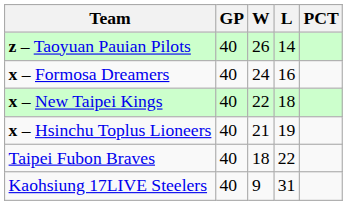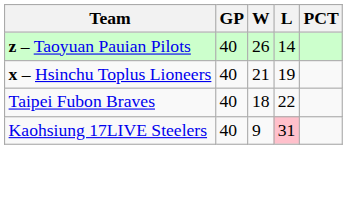- row: (89, 74)
- row: (86, 102)
(287, 185) no background -> (287, 130) pink background
